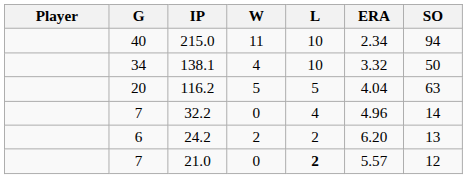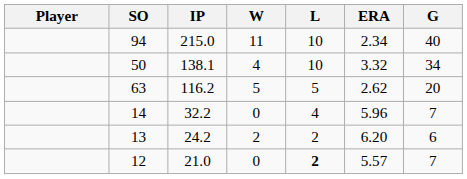columns swapped: (139, 16) <-> (433, 16)
(374, 88) 4.04 -> (374, 88) 2.62
(374, 112) 4.96 -> (374, 112) 5.96
